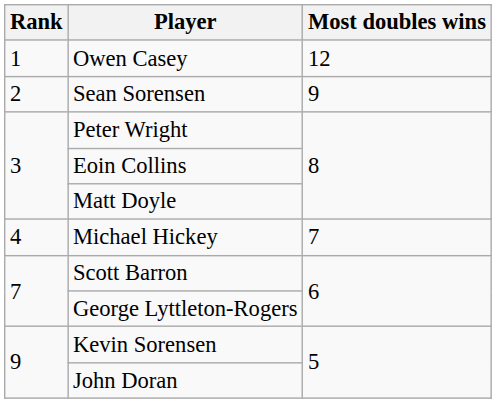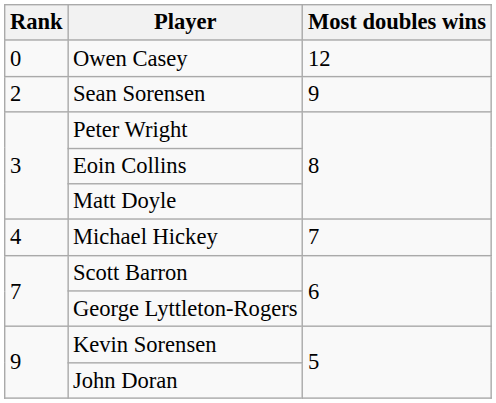(16, 58) 1 -> (16, 58) 0
